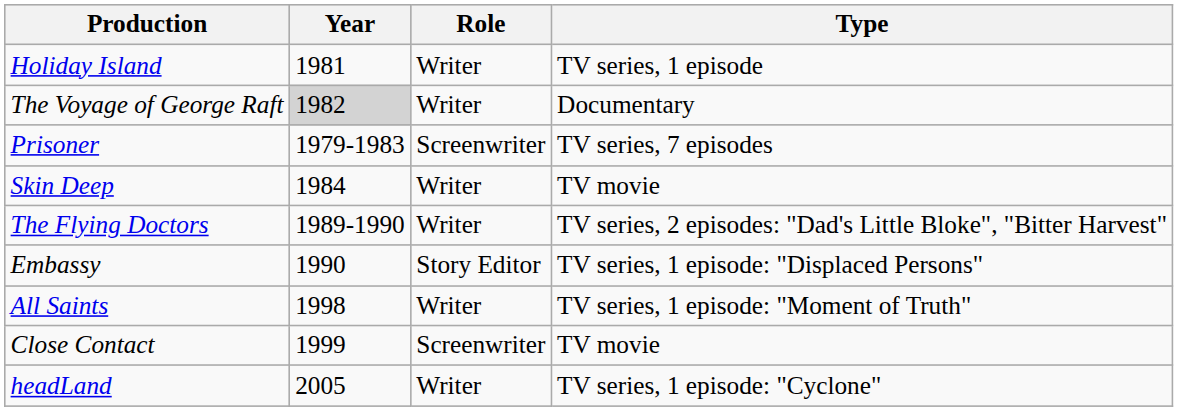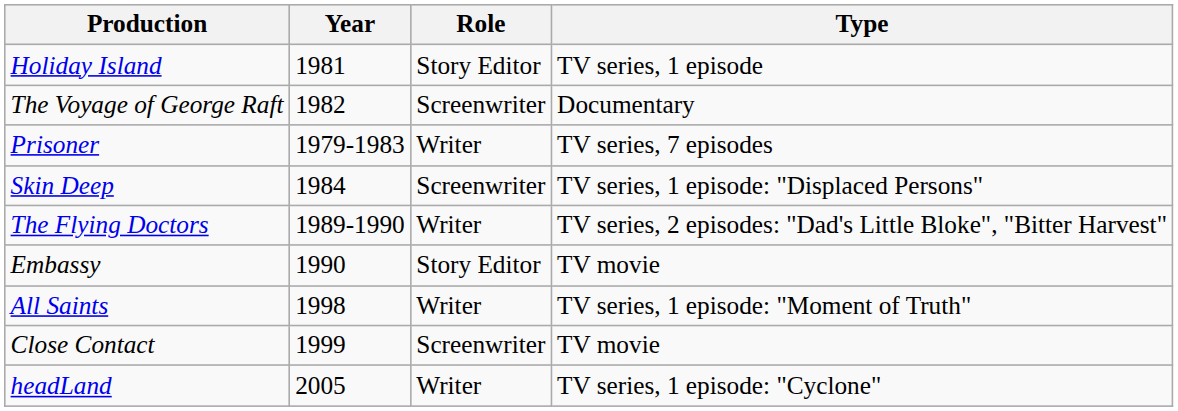(449, 64) Writer -> (478, 64) Story Editor
(320, 104) lightgrey background -> (320, 104) no background
(449, 104) Writer -> (481, 104) Screenwriter
(481, 144) Screenwriter -> (449, 144) Writer
(449, 184) Writer -> (481, 184) Screenwriter
(608, 184) TV movie -> (770, 184) TV series, 1 episode: "Displaced Persons"
(770, 265) TV series, 1 episode: "Displaced Persons" -> (608, 265) TV movie
